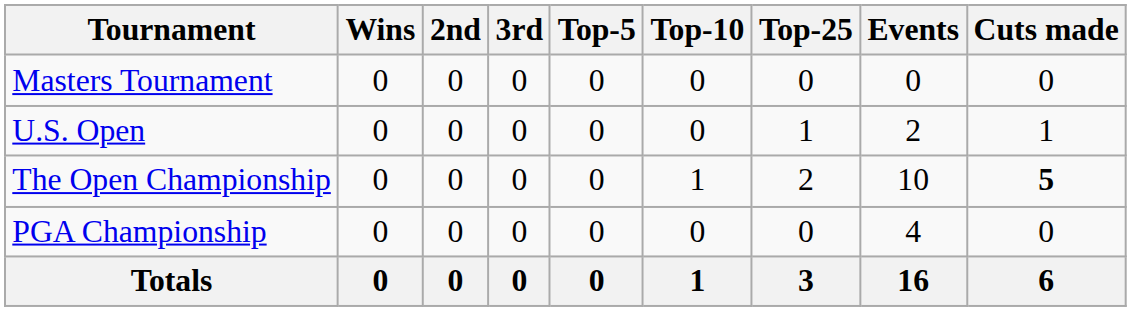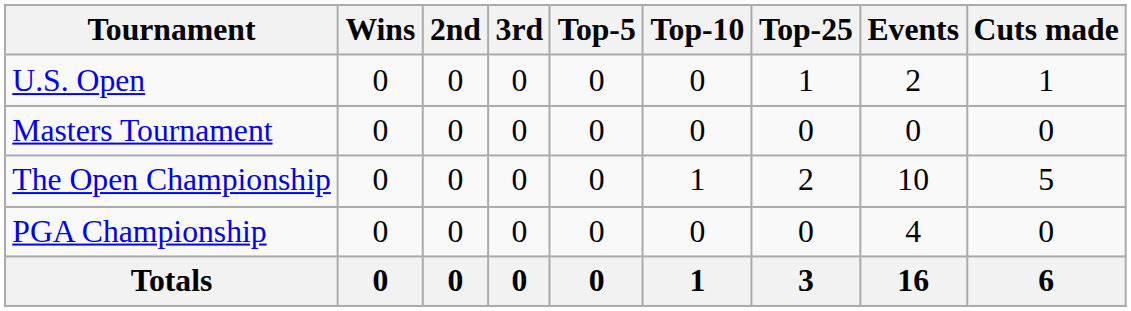rows swapped: (142, 79) <-> (79, 130)
(1046, 180) bold -> (1046, 180) normal
